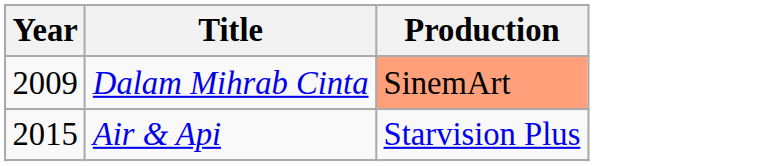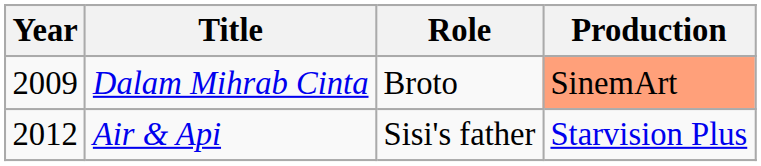+ column: (459, 30)
(45, 133) 2015 -> (45, 133) 2012
